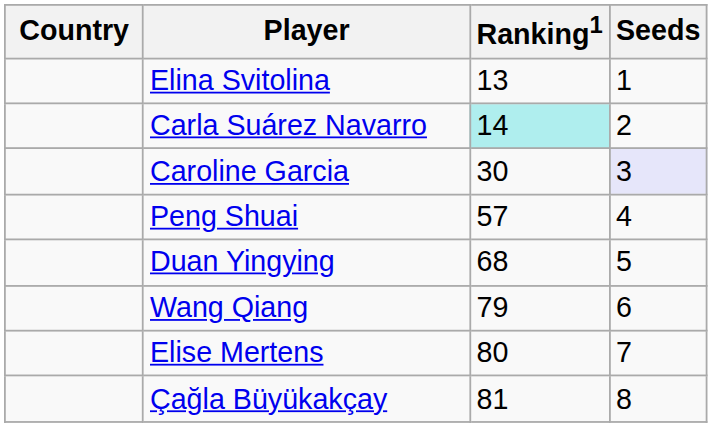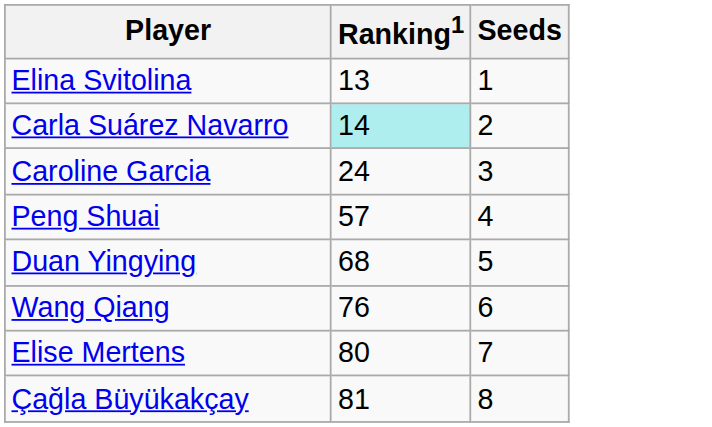- column: (74, 31)
(492, 171) 30 -> (354, 171) 24
(624, 171) lavender background -> (485, 171) no background
(492, 307) 79 -> (354, 307) 76
